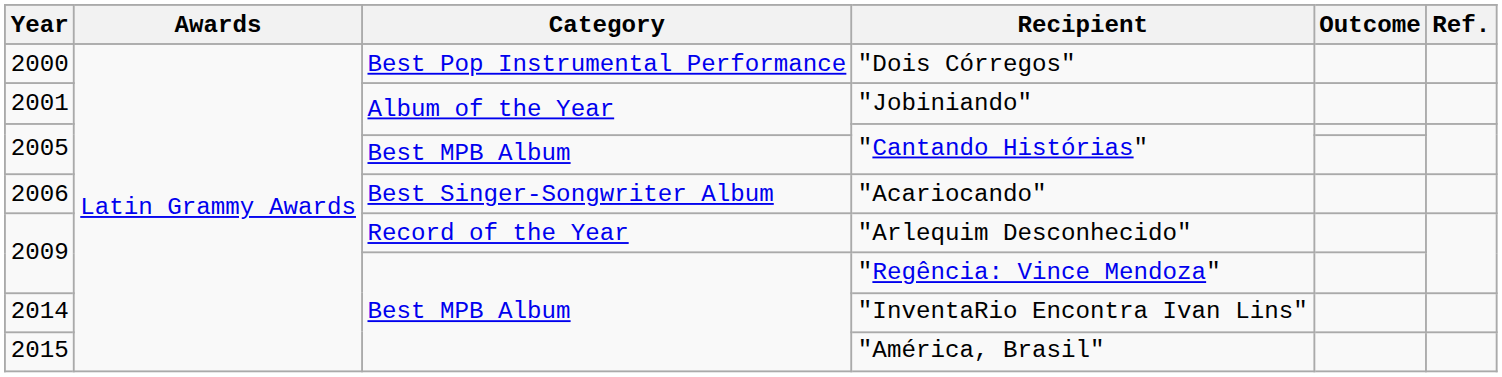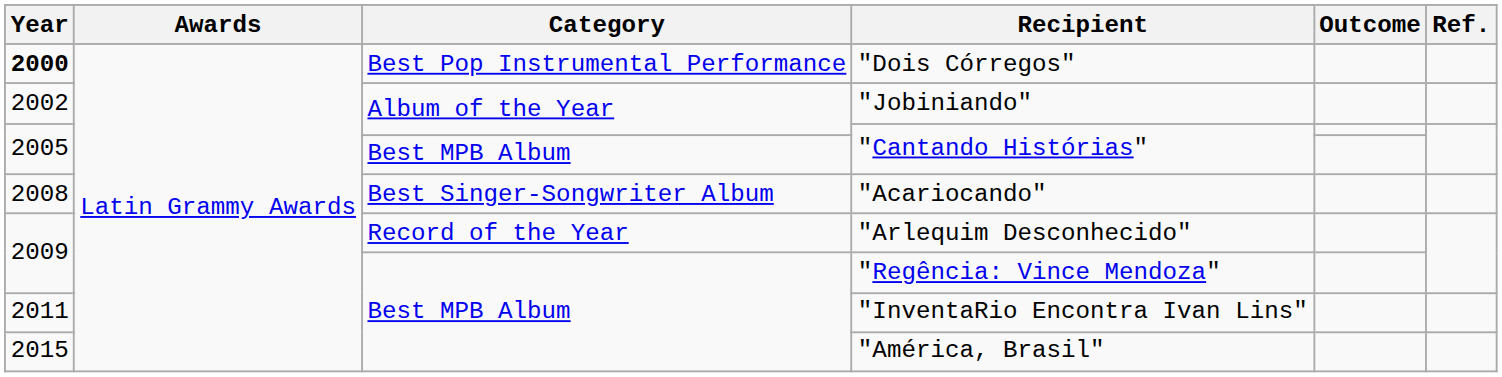(40, 64) normal -> (40, 64) bold
(40, 103) 2001 -> (40, 103) 2002
(40, 194) 2006 -> (40, 194) 2008
(40, 312) 2014 -> (40, 312) 2011
